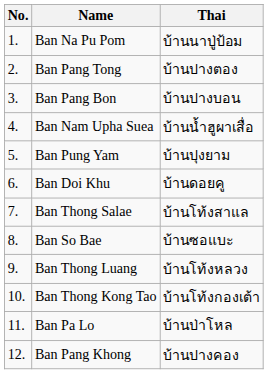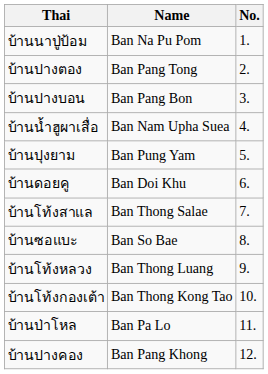columns swapped: (18, 15) <-> (211, 15)
